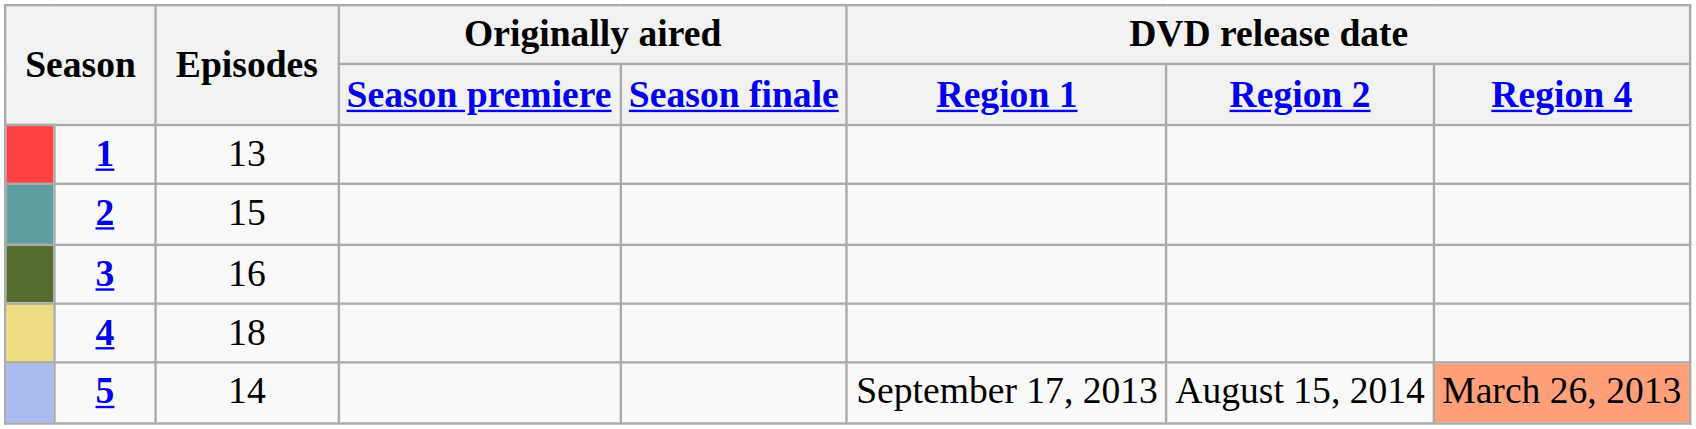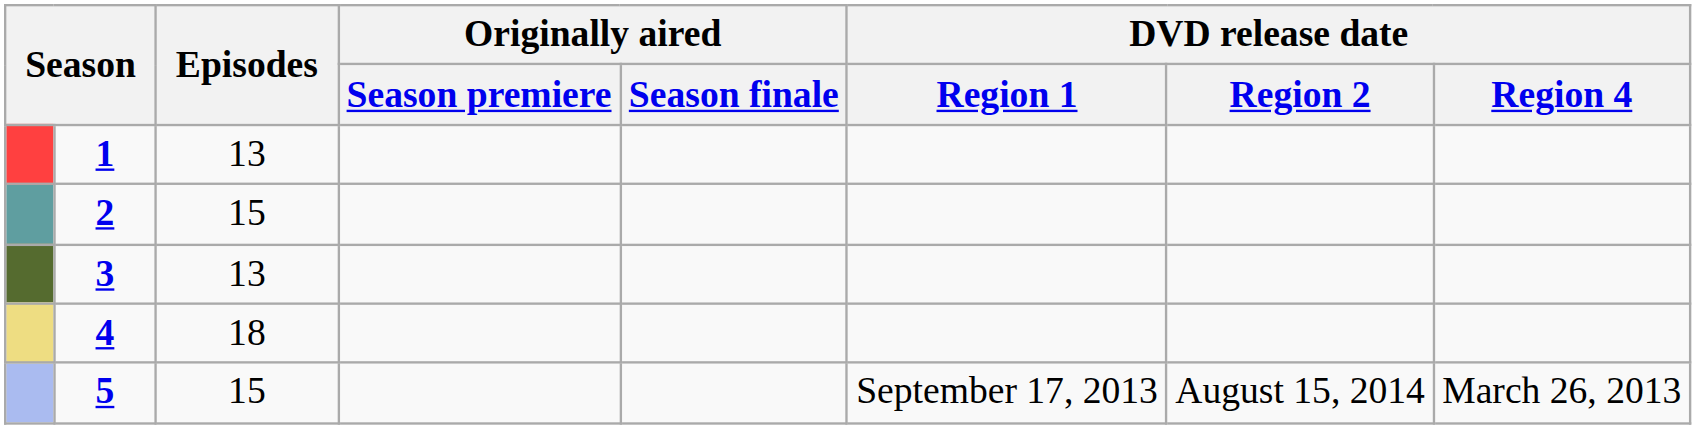(247, 272) 16 -> (247, 272) 13
(247, 392) 14 -> (247, 392) 15
(1562, 392) lightsalmon background -> (1562, 392) no background
